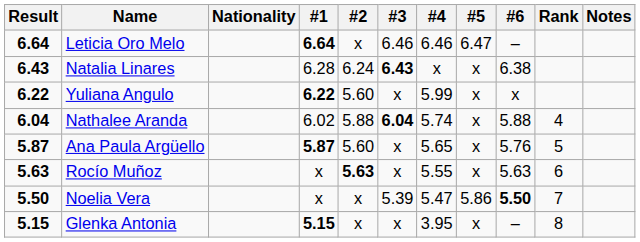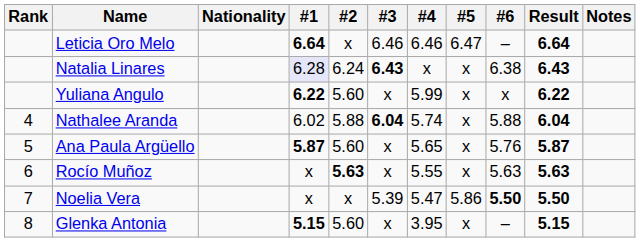columns swapped: (559, 17) <-> (33, 17)
(319, 69) no background -> (309, 69) lavender background
(358, 224) x -> (348, 224) 5.60
